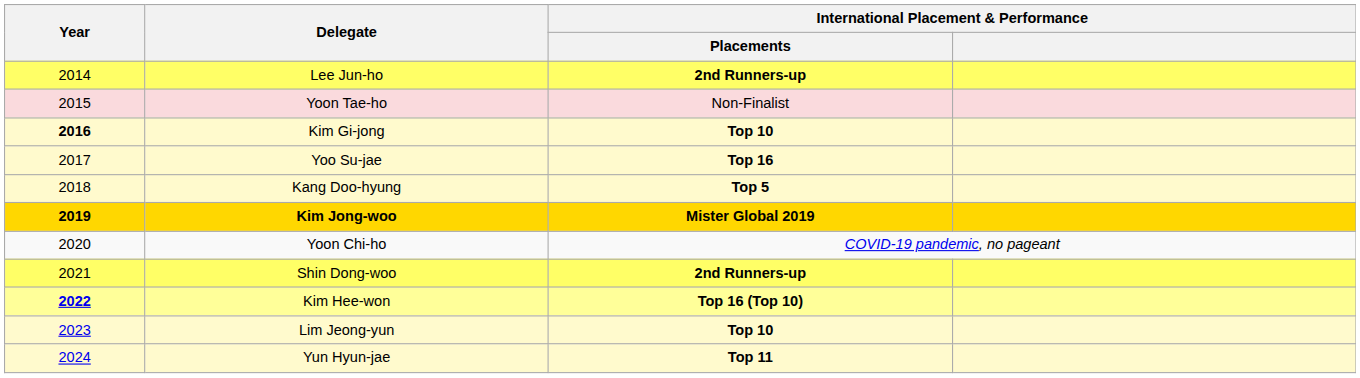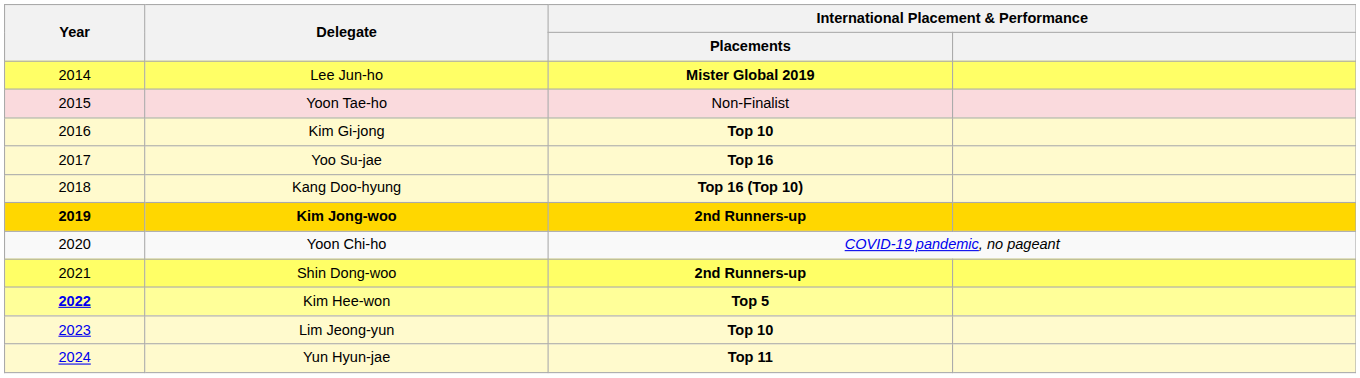(750, 74) 2nd Runners-up -> (750, 74) Mister Global 2019
(75, 131) bold -> (75, 131) normal
(750, 187) Top 5 -> (750, 187) Top 16 (Top 10)
(750, 216) Mister Global 2019 -> (750, 216) 2nd Runners-up
(750, 301) Top 16 (Top 10) -> (750, 301) Top 5
